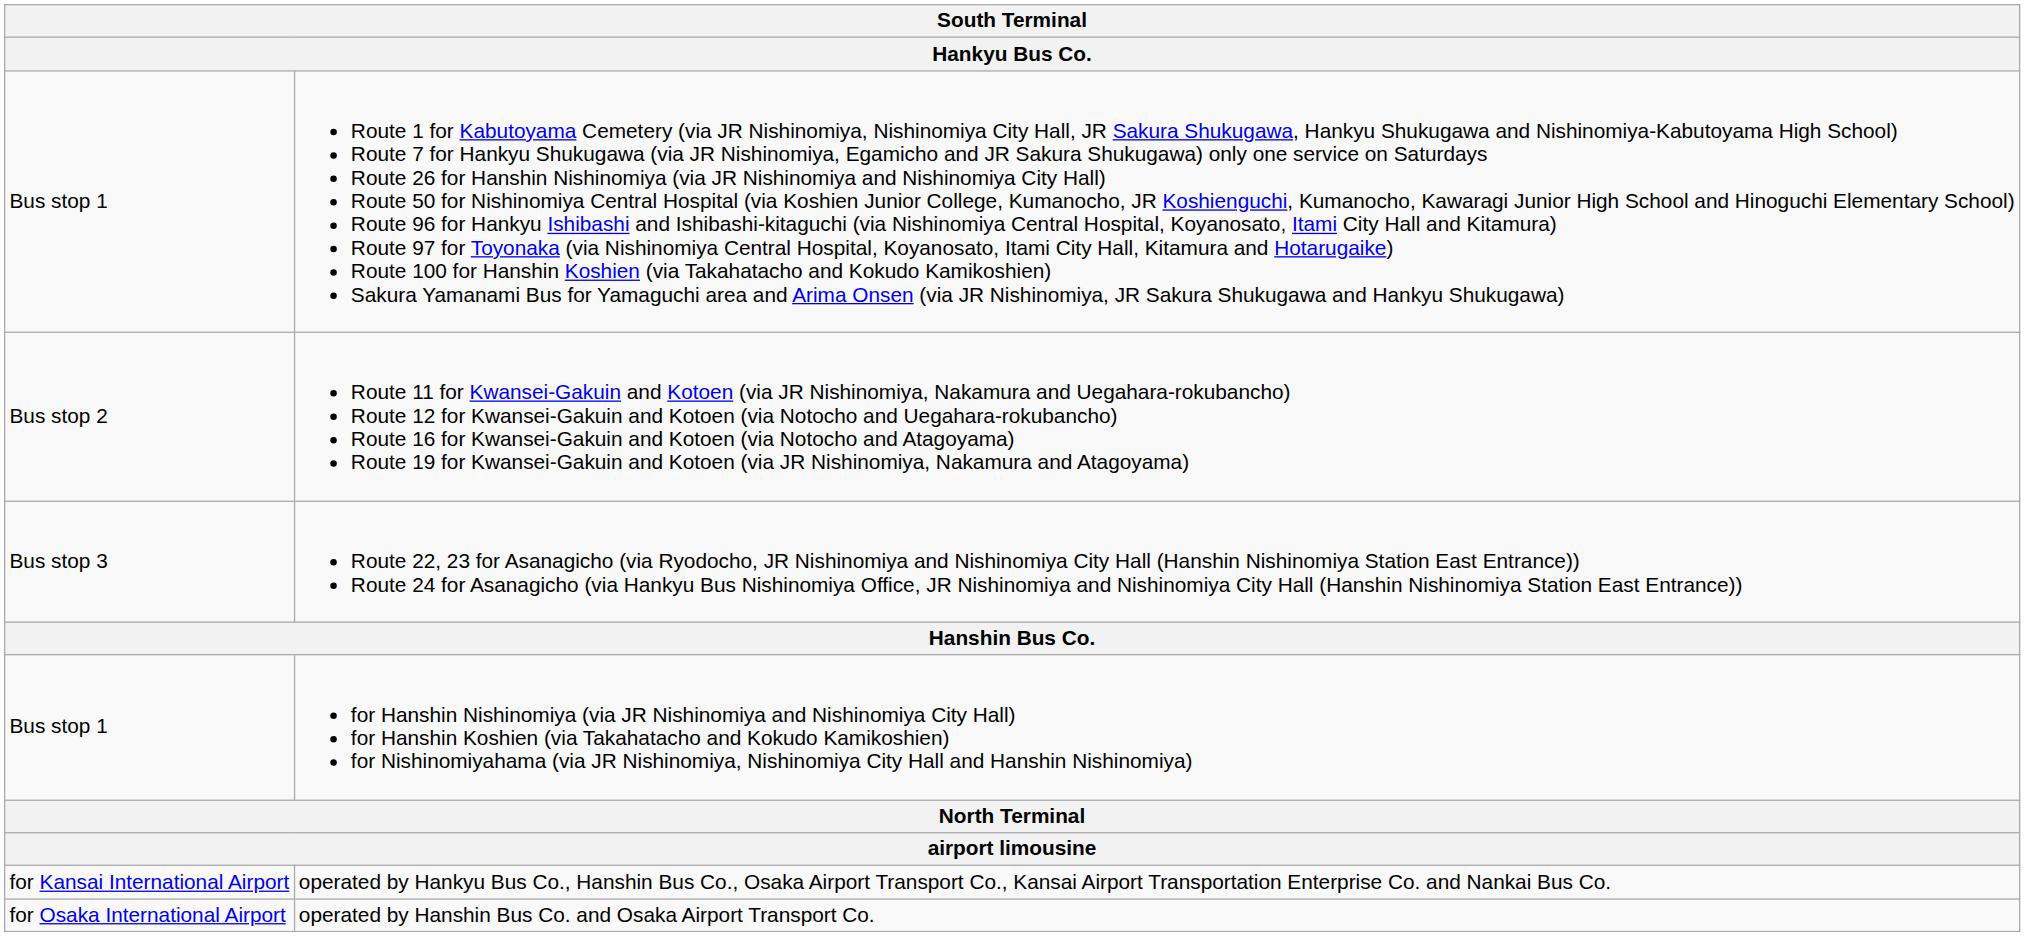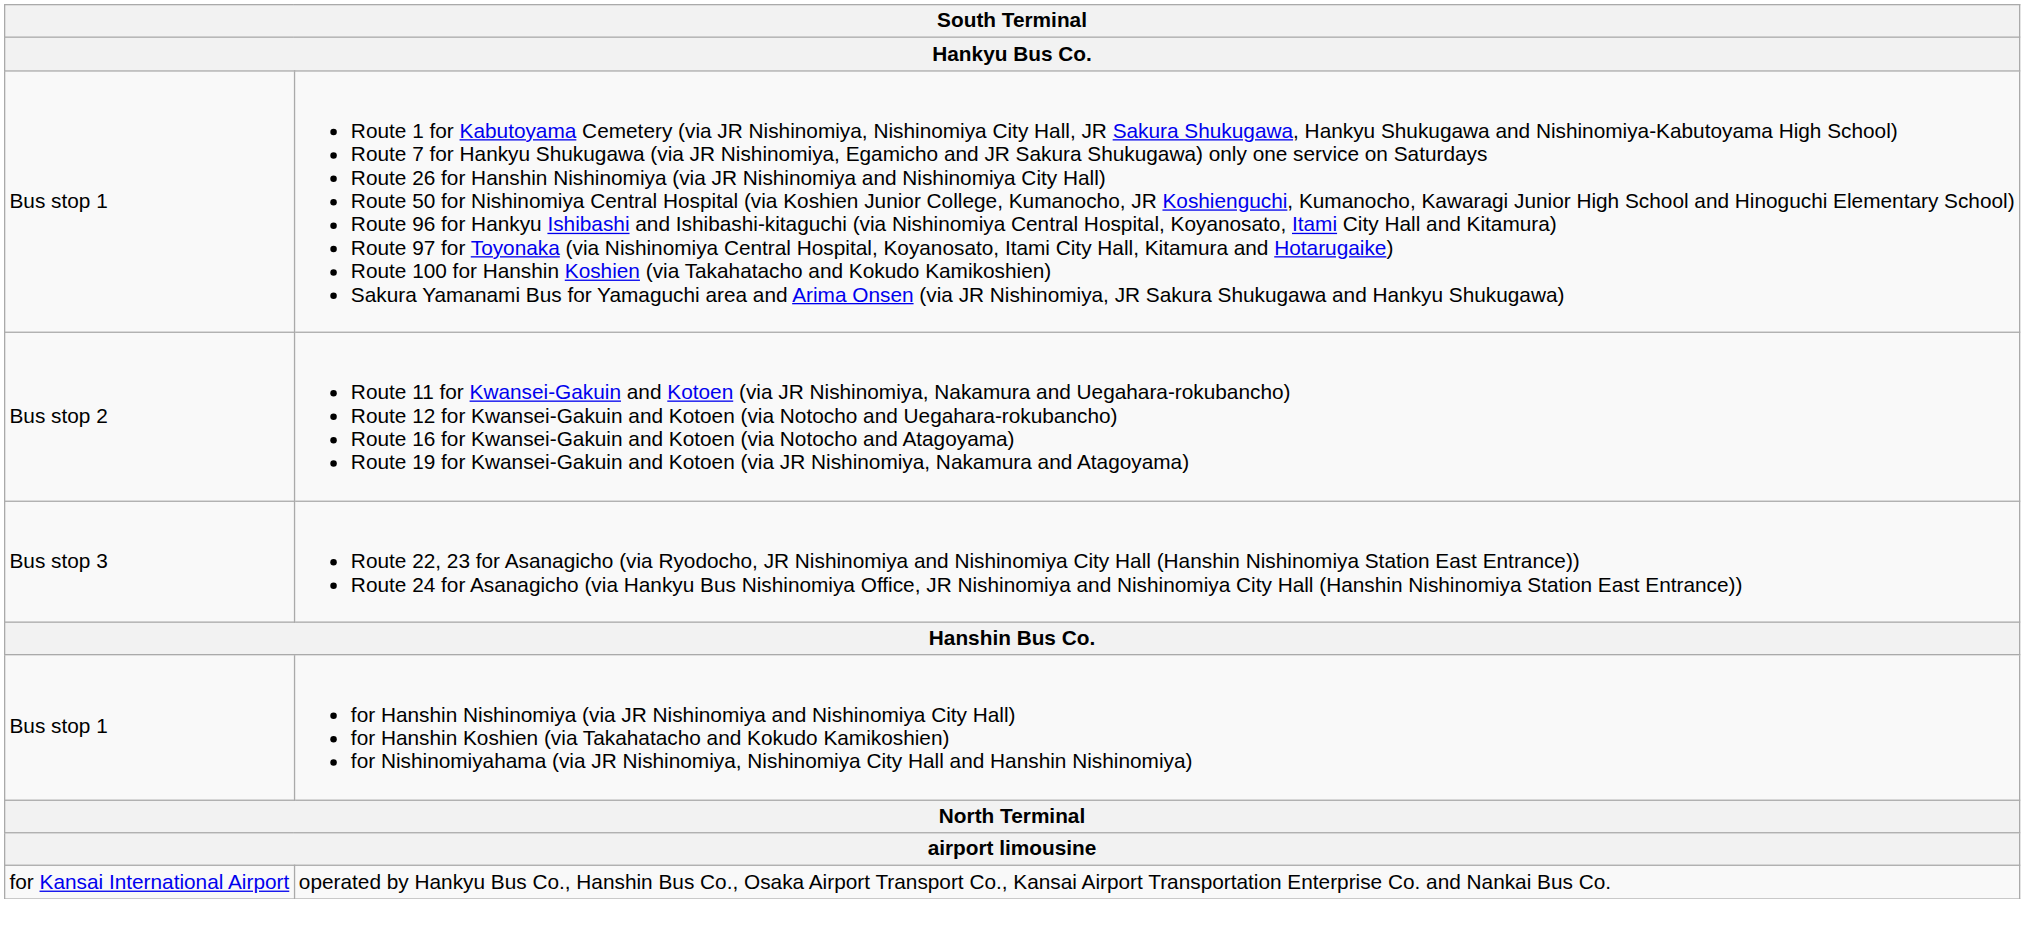- row: (587, 915)
